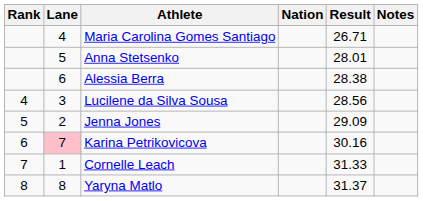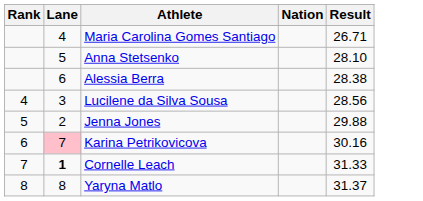- column: (396, 15)
(350, 57) 28.01 -> (350, 57) 28.10
(350, 121) 29.09 -> (350, 121) 29.88
(62, 164) normal -> (62, 164) bold
